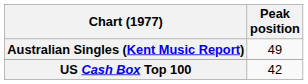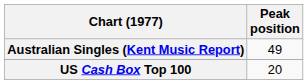(275, 69) 42 -> (275, 69) 20
